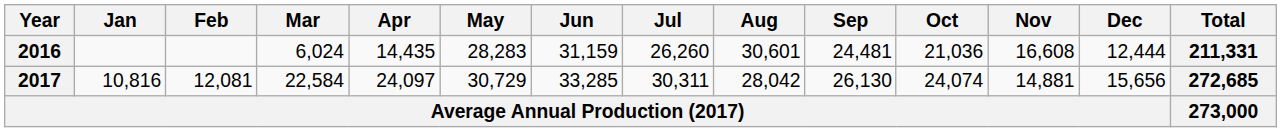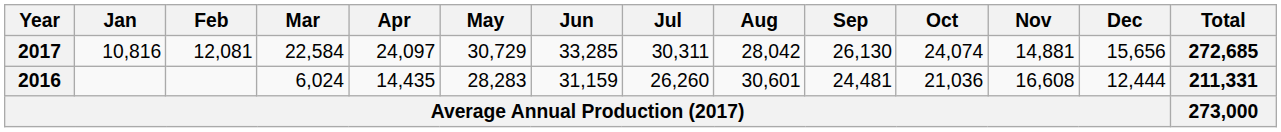rows swapped: (40, 51) <-> (40, 81)
